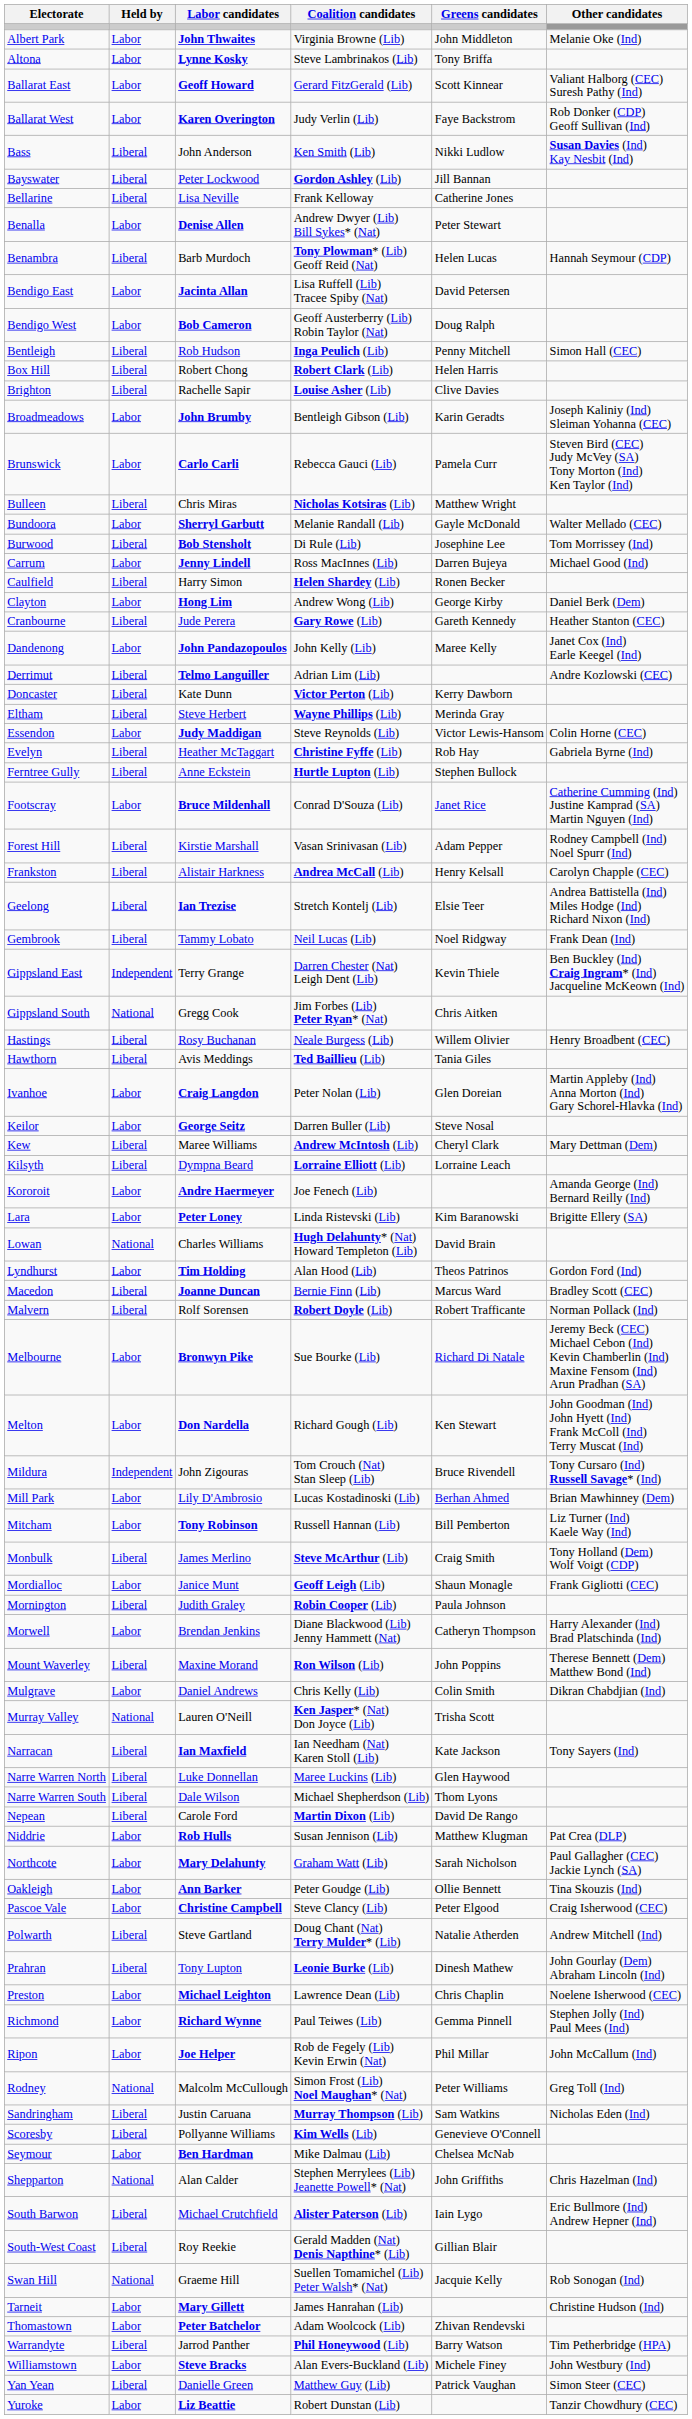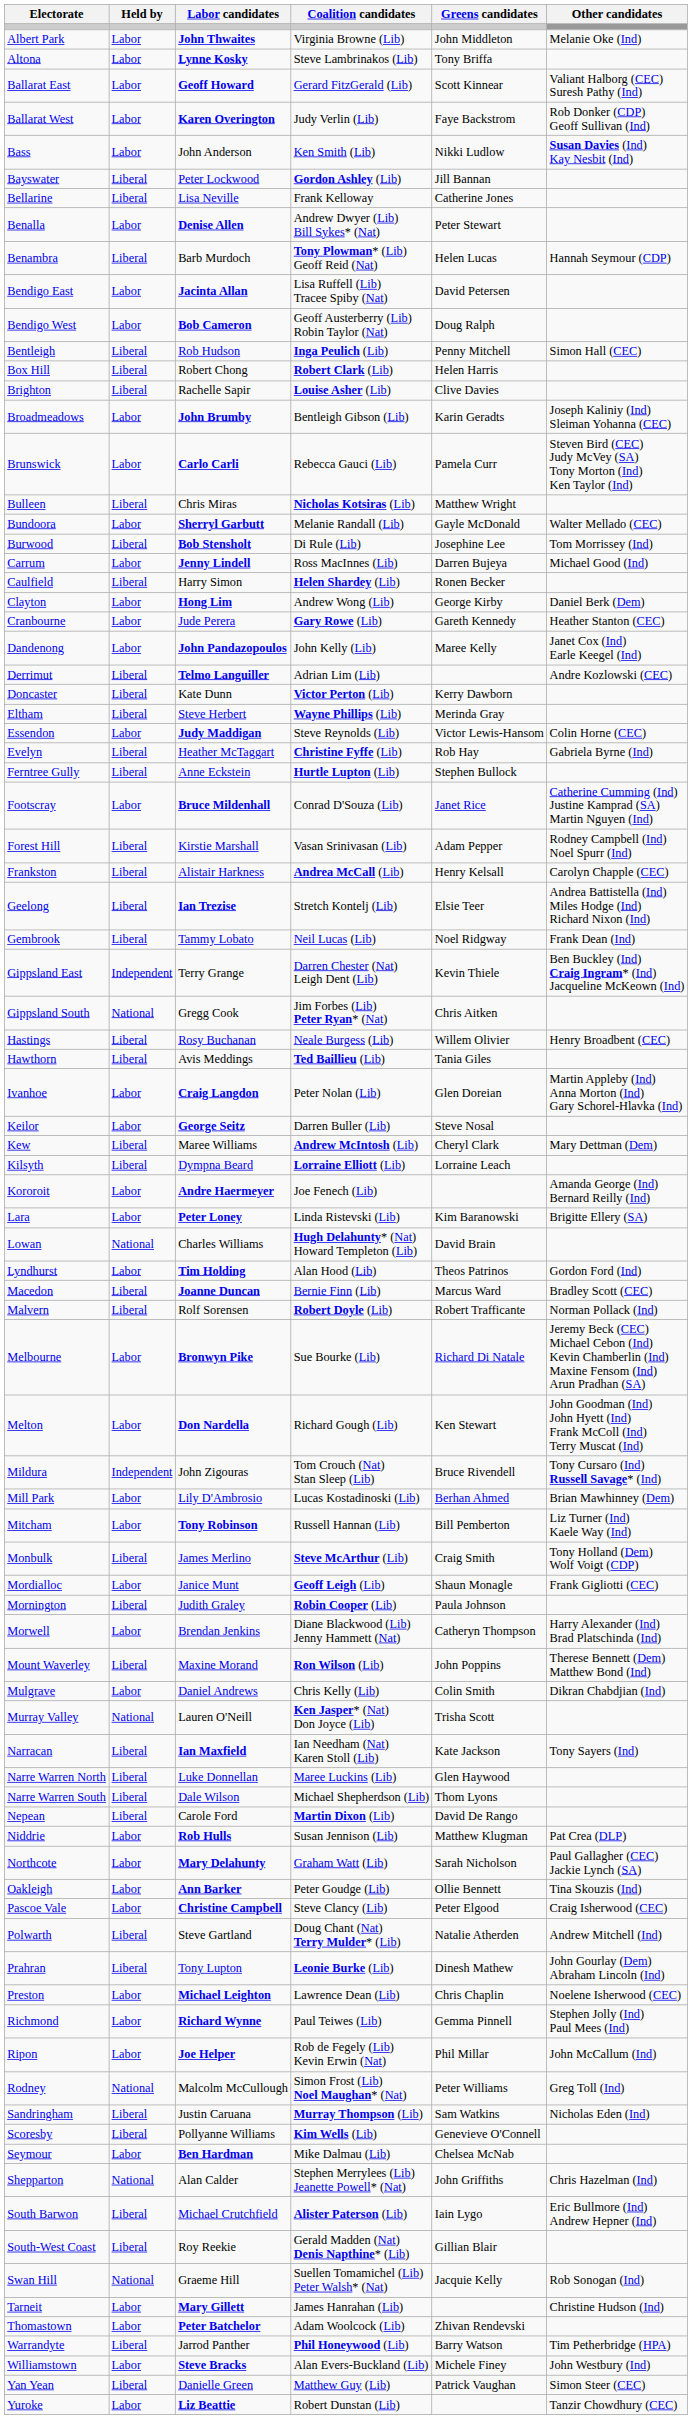(129, 152) Liberal -> (126, 152) Labor
(129, 621) Liberal -> (126, 621) Labor
